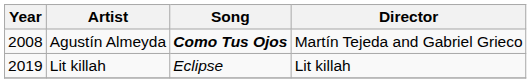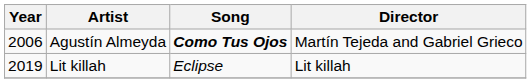(25, 42) 2008 -> (25, 42) 2006
